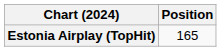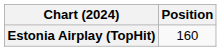(187, 35) 165 -> (187, 35) 160
